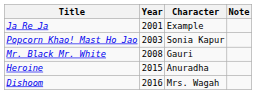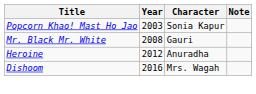- row: (27, 26)
(152, 68) 2015 -> (152, 54) 2012
